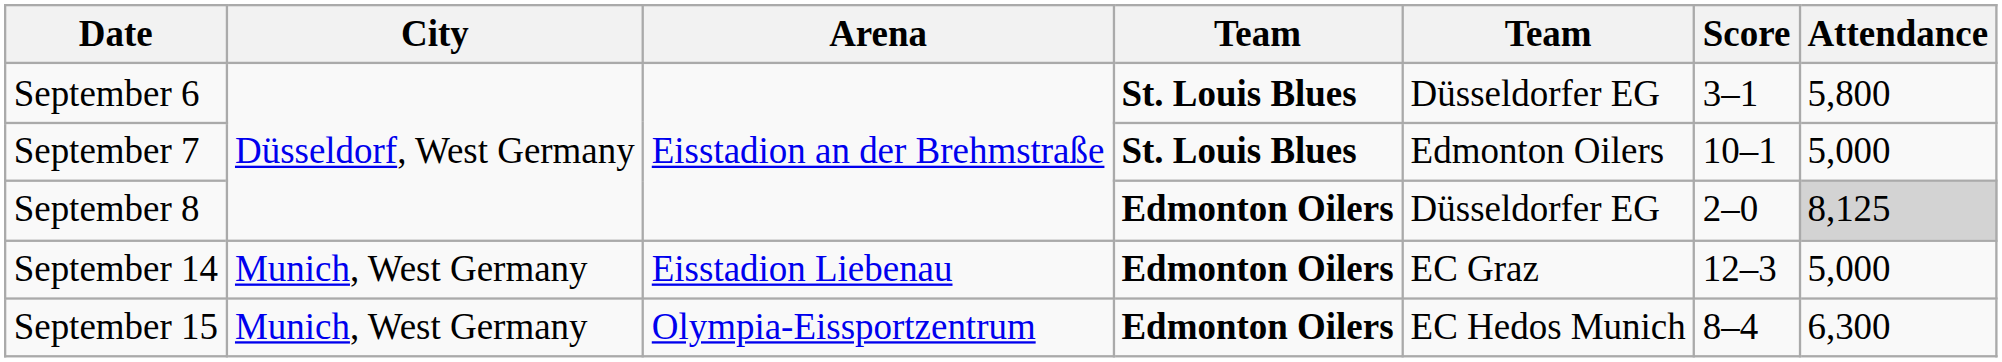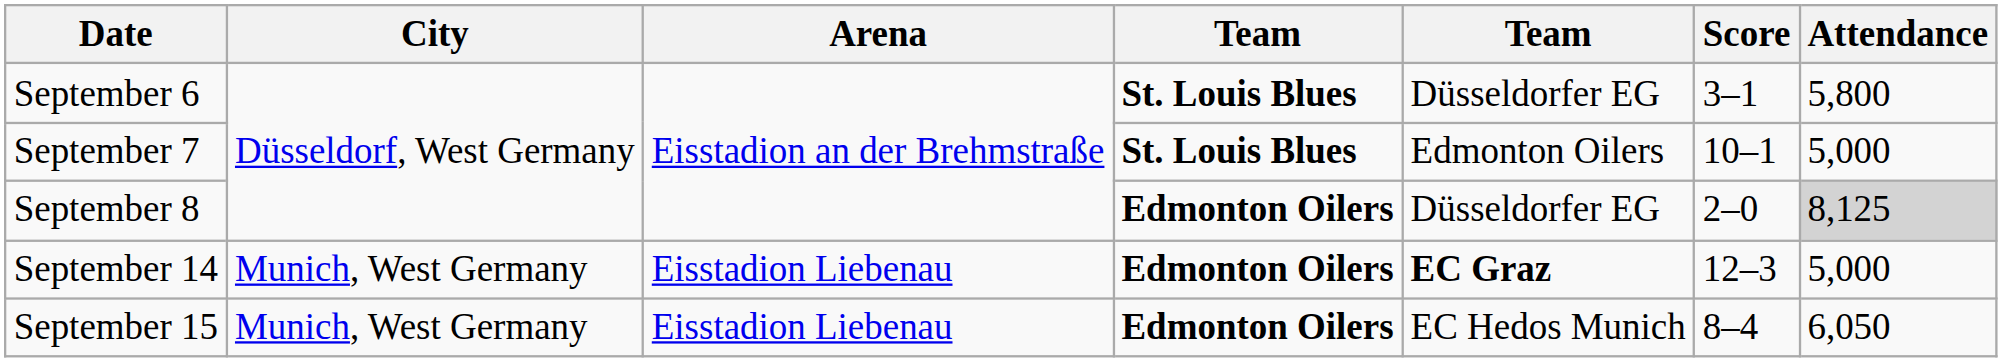(1475, 268) normal -> (1481, 268) bold
(844, 326) Olympia-Eissportzentrum -> (802, 326) Eisstadion Liebenau
(1849, 326) 6,300 -> (1849, 326) 6,050
